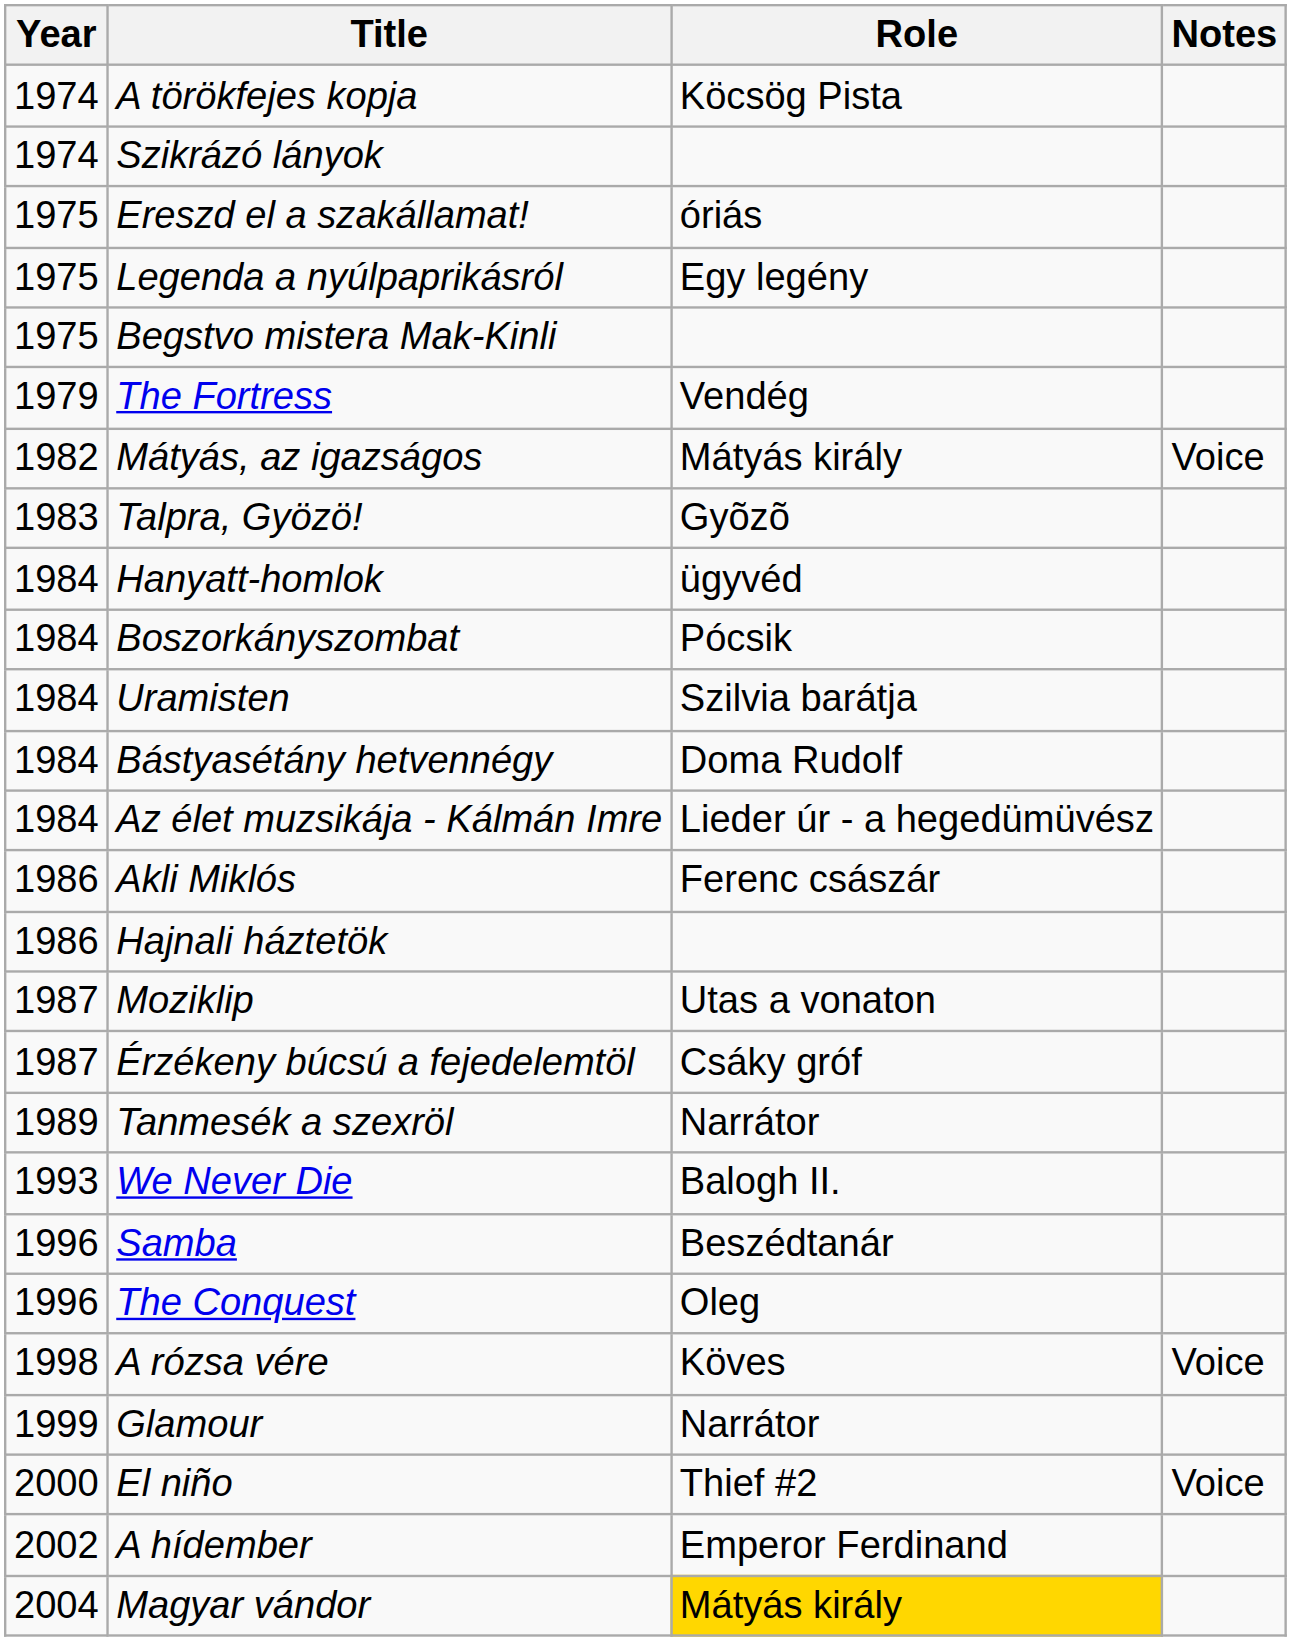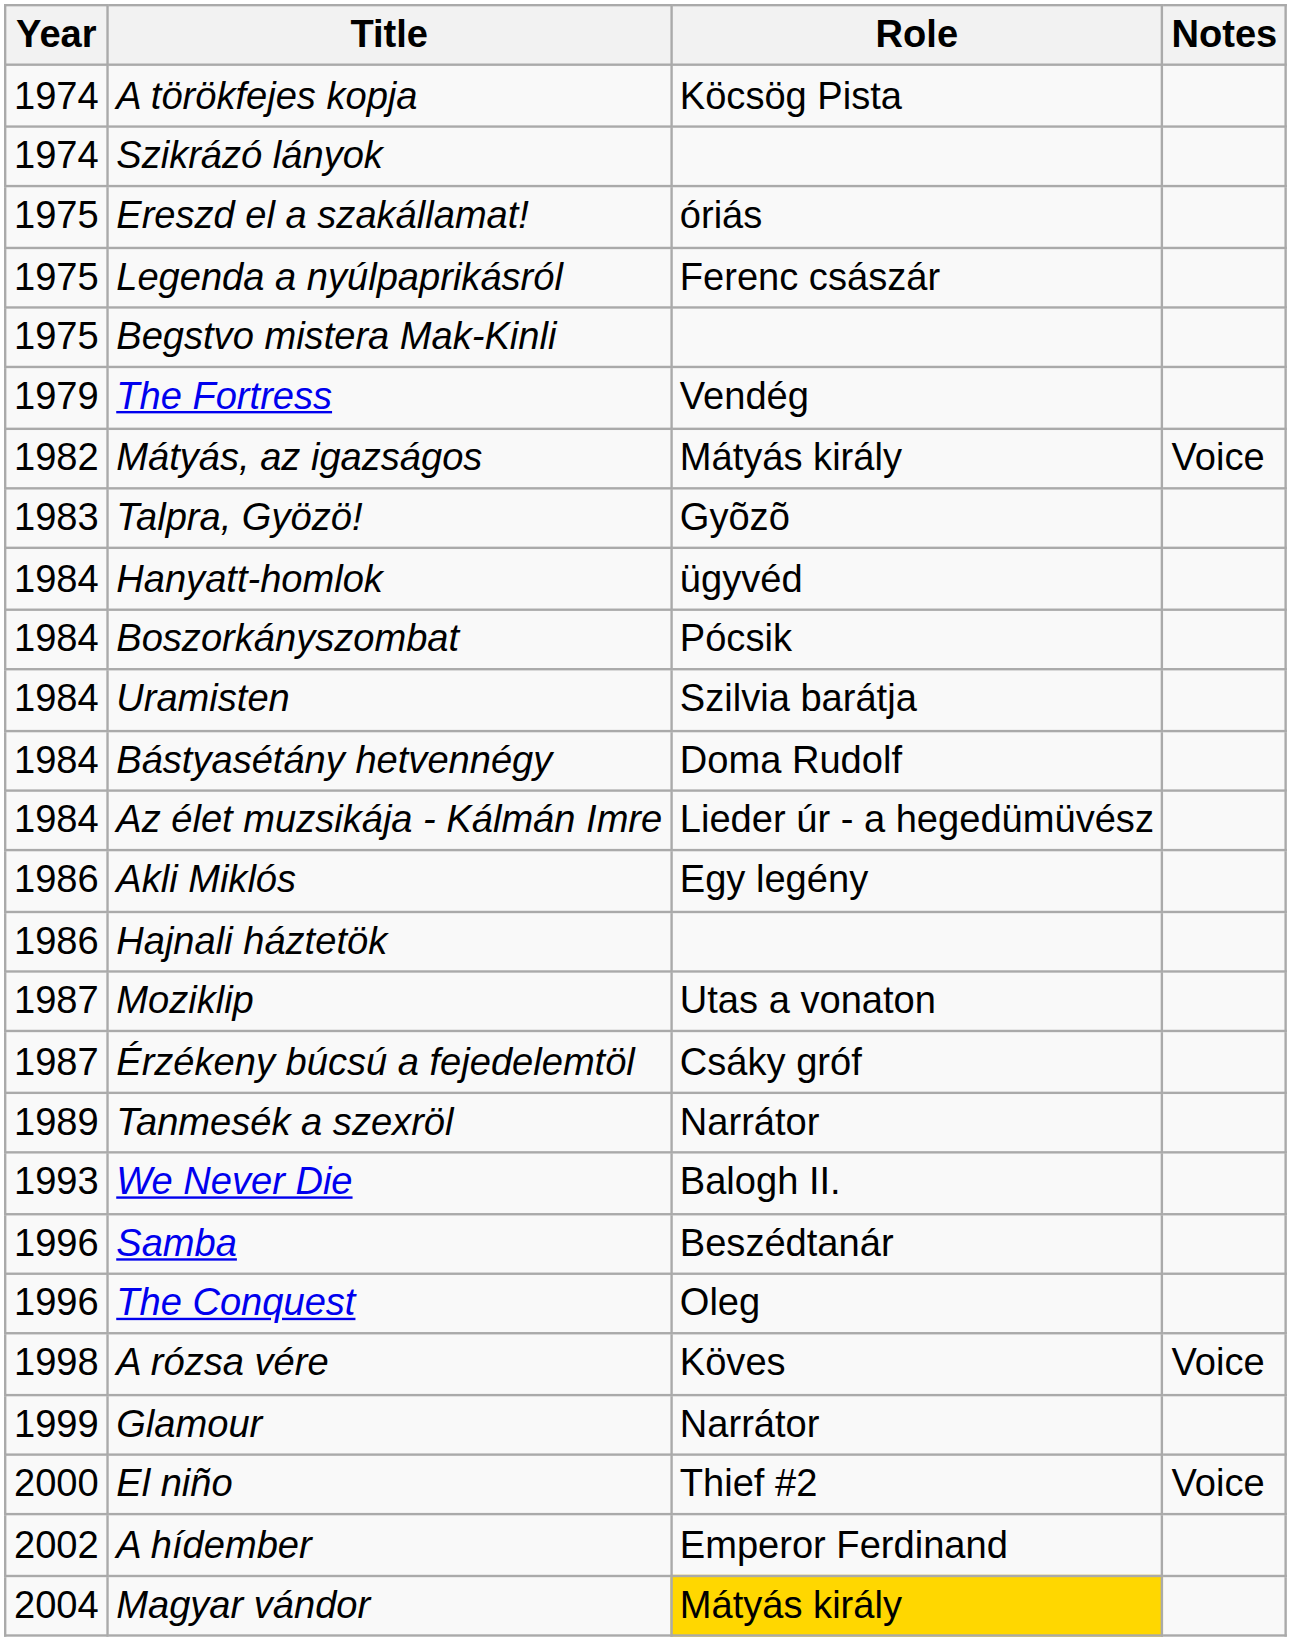(774, 276) Egy legény -> (810, 276) Ferenc császár
(810, 880) Ferenc császár -> (774, 880) Egy legény
